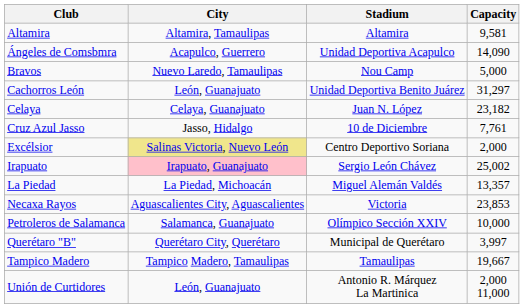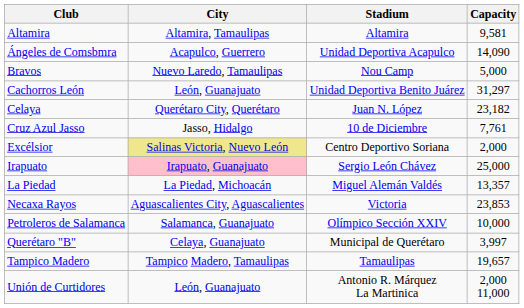(217, 109) Celaya, Guanajuato -> (217, 109) Querétaro City, Querétaro
(493, 166) 25,002 -> (493, 166) 25,000
(217, 242) Querétaro City, Querétaro -> (217, 242) Celaya, Guanajuato
(493, 261) 19,667 -> (493, 261) 19,657
